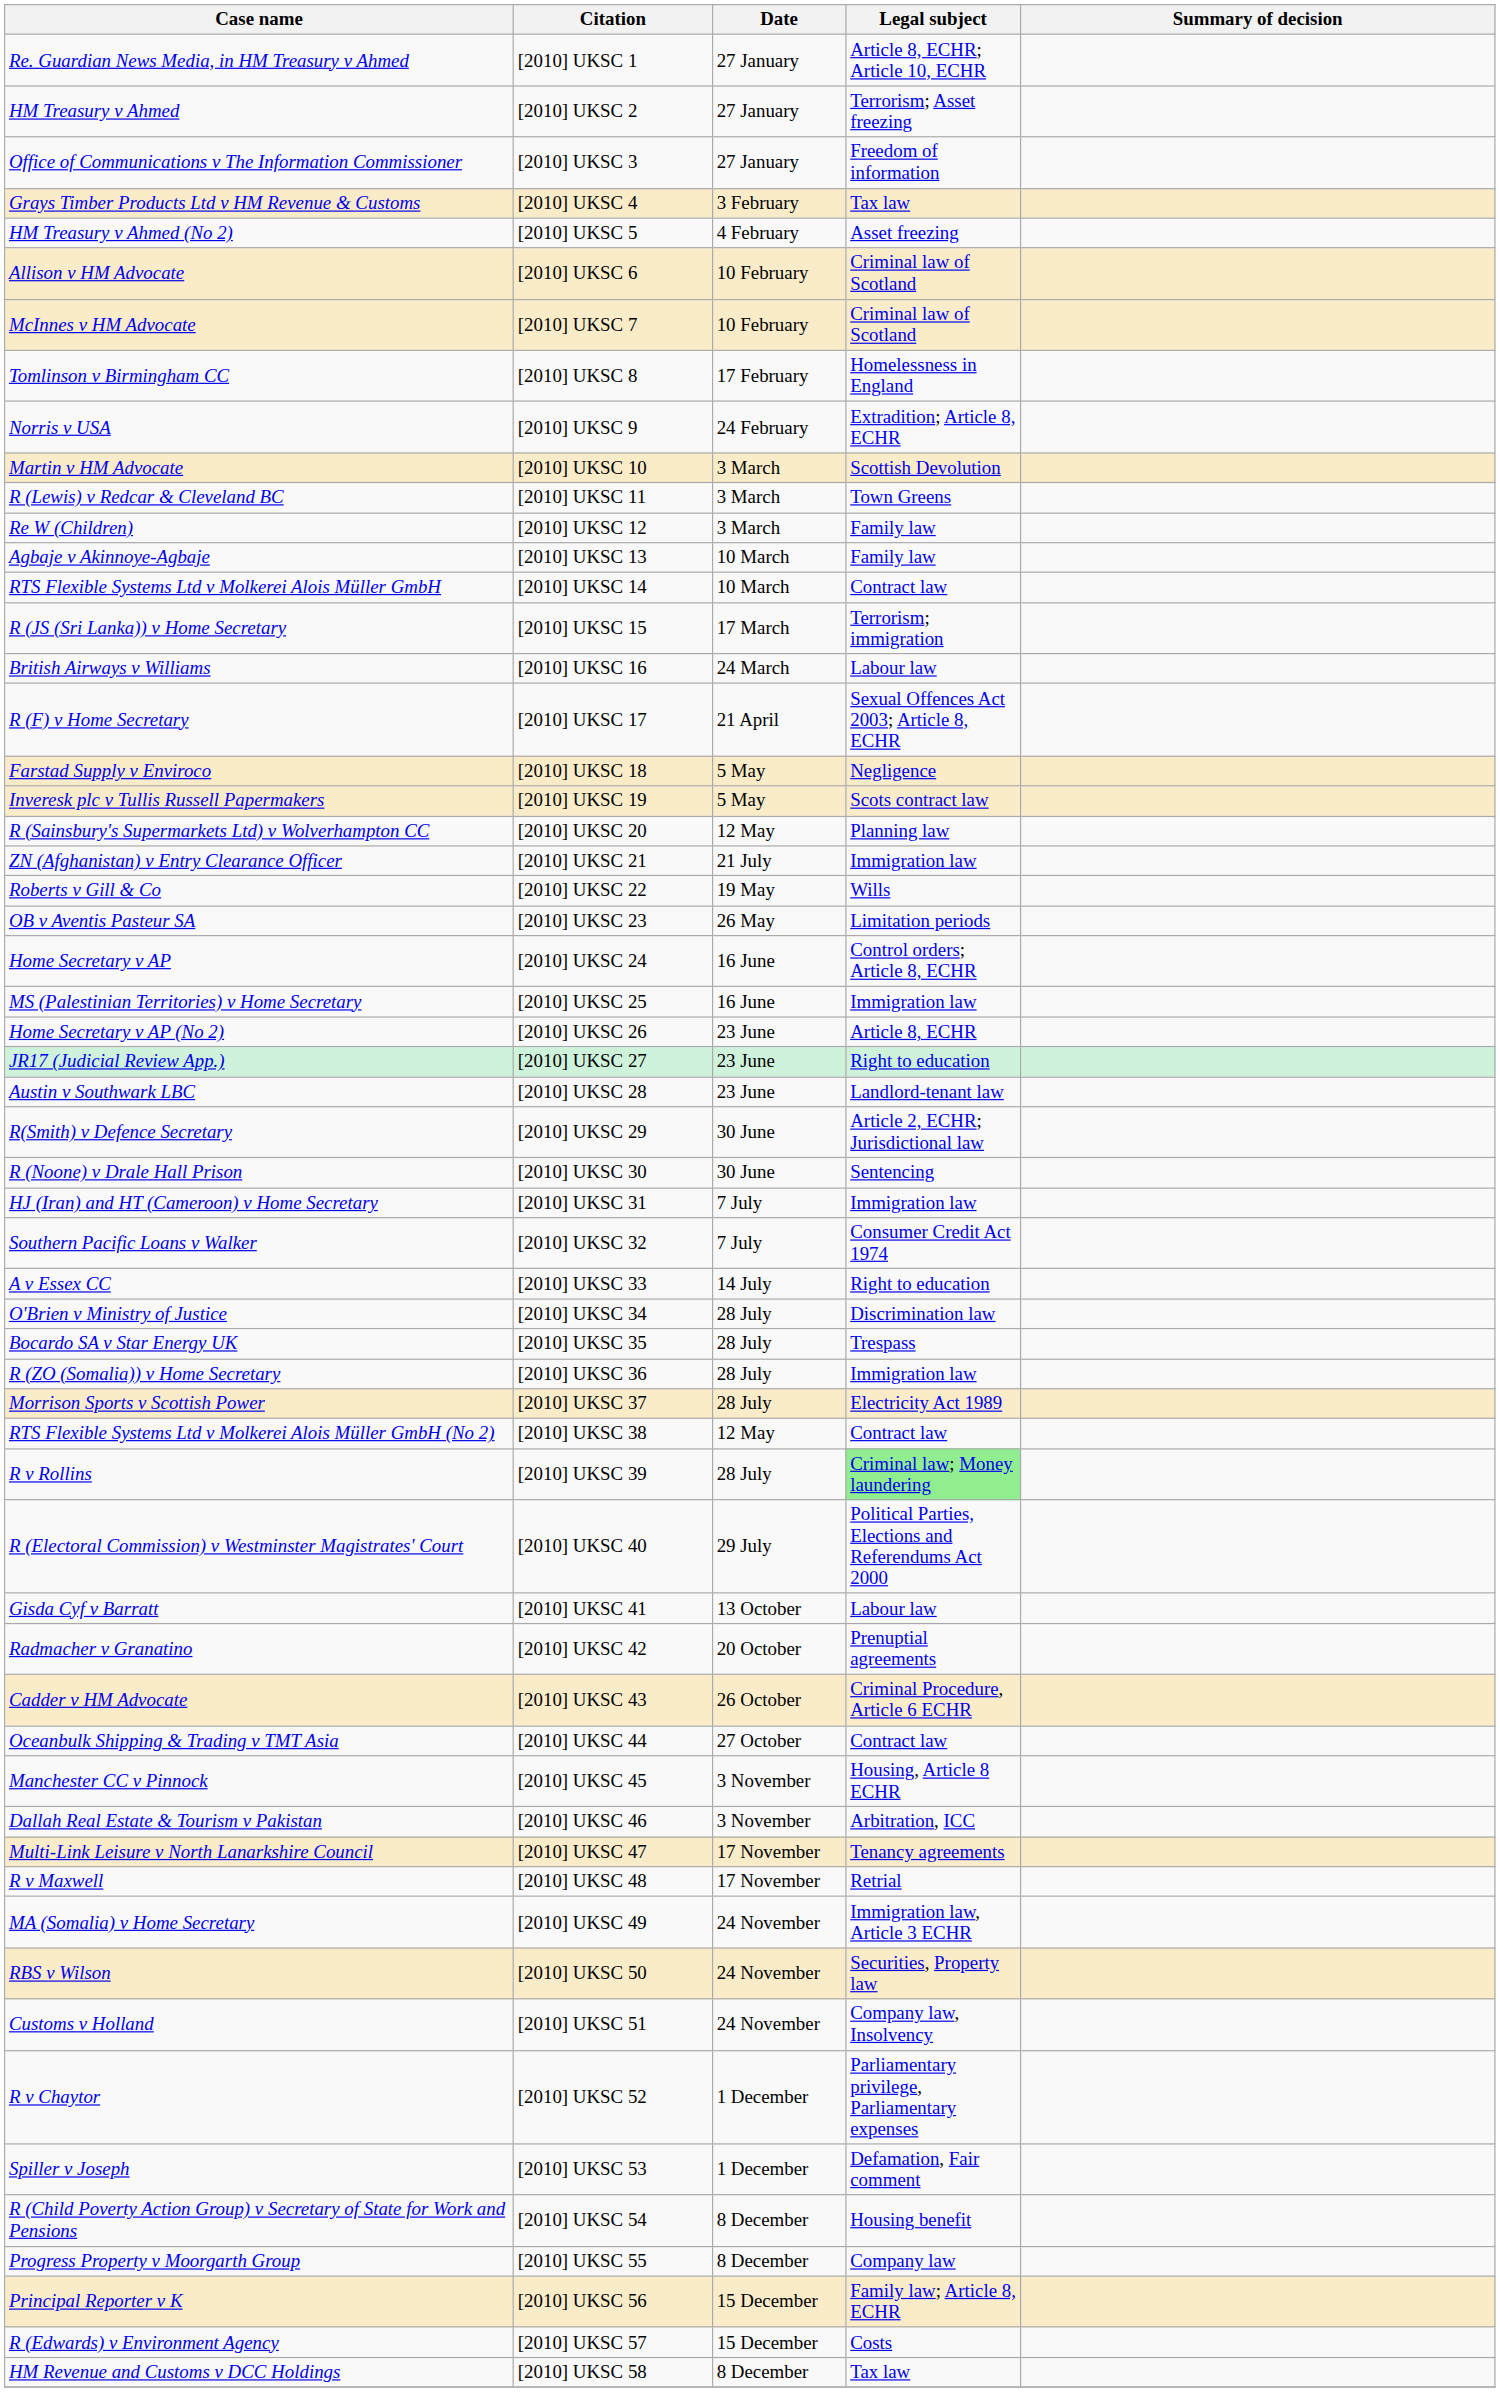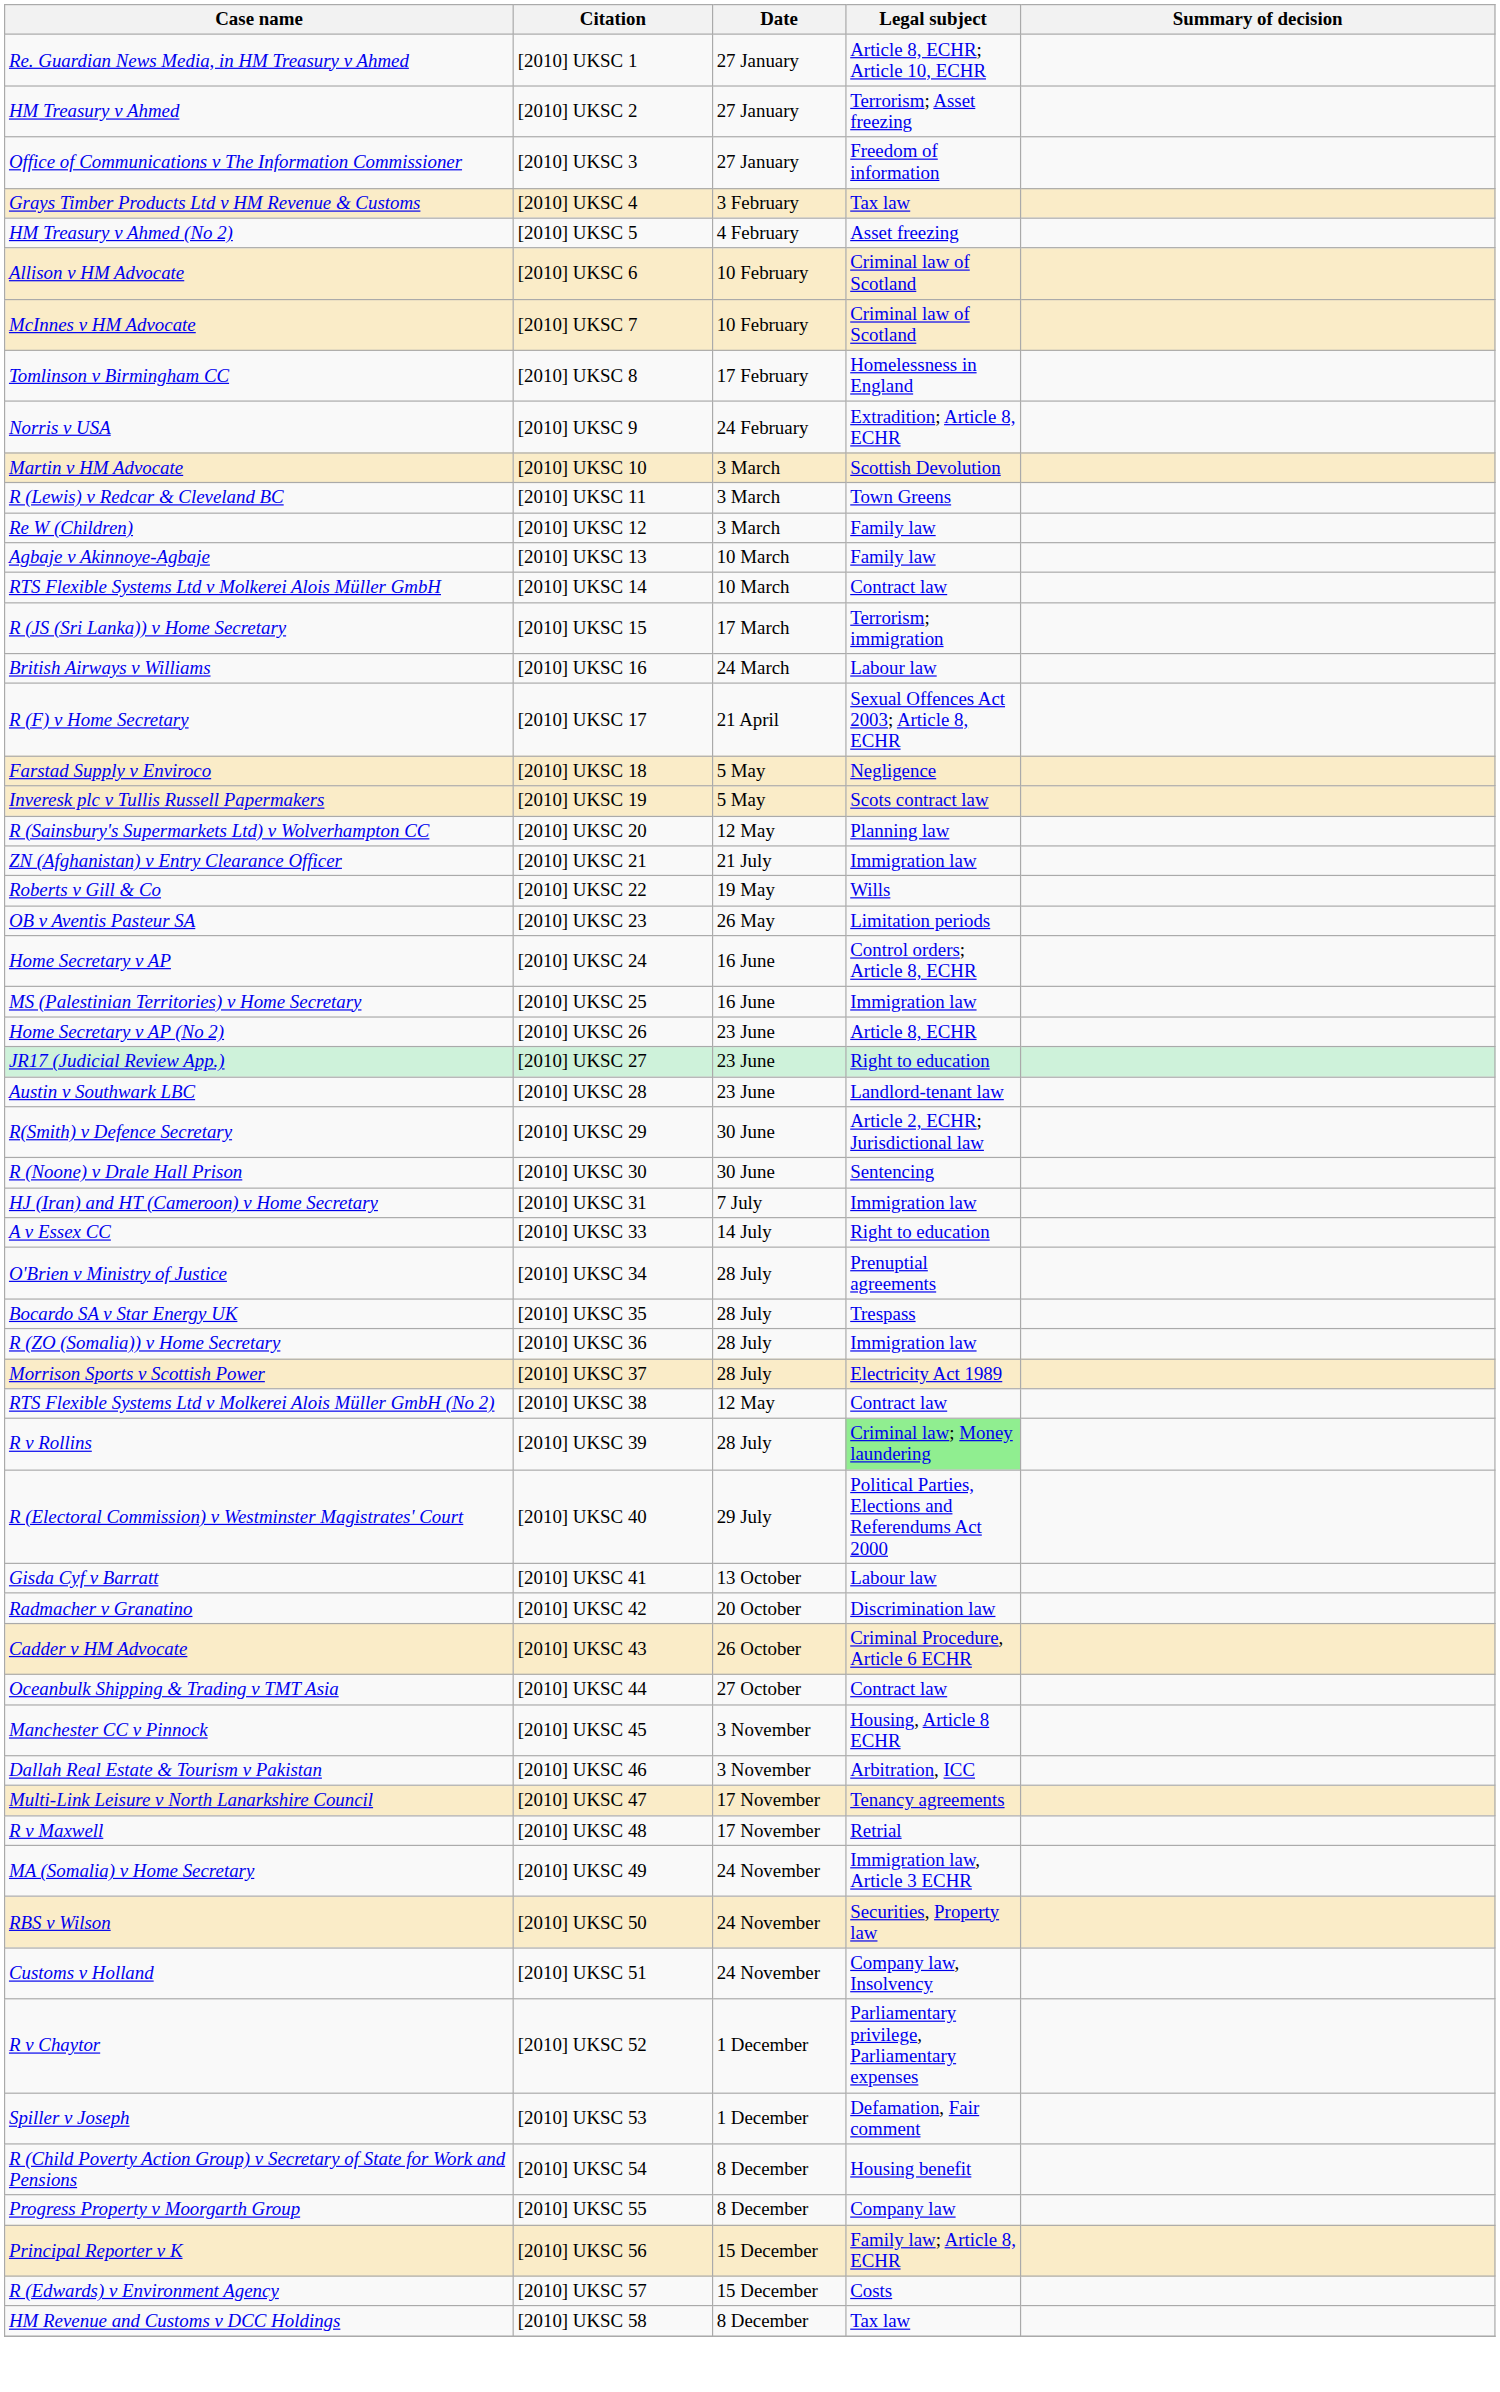- row: (133, 1243)
(923, 1313) Discrimination law -> (893, 1273) Prenuptial agreements
(893, 1648) Prenuptial agreements -> (923, 1608) Discrimination law
